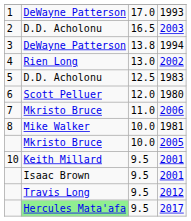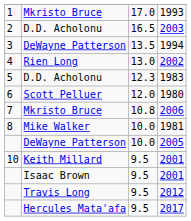(75, 13) DeWayne Patterson -> (63, 13) Mkristo Bruce
(143, 45) 13.8 -> (143, 45) 13.5
(143, 78) 12.5 -> (143, 78) 12.3
(143, 110) 11.0 -> (143, 110) 10.8
(63, 143) Mkristo Bruce -> (75, 143) DeWayne Patterson
(75, 208) lightgreen background -> (75, 208) no background
